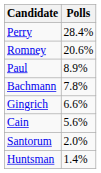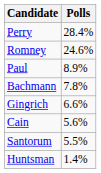(78, 50) 20.6% -> (78, 50) 24.6%
(76, 141) 2.0% -> (76, 141) 5.5%
